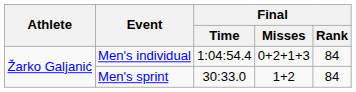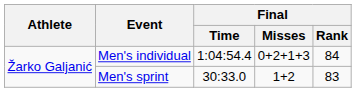(332, 77) 84 -> (332, 77) 83
